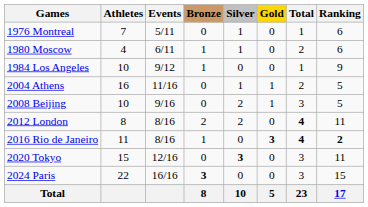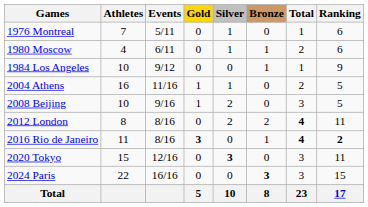columns swapped: (272, 13) <-> (204, 13)
